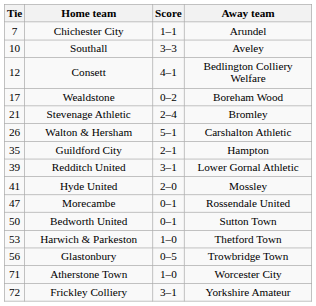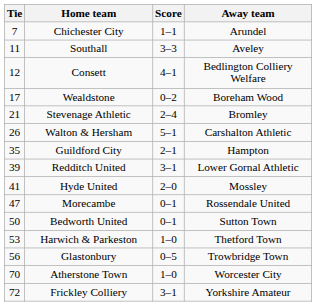(15, 48) 10 -> (15, 48) 11
(15, 274) 71 -> (15, 274) 70
